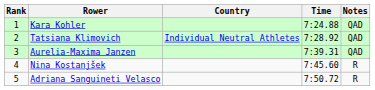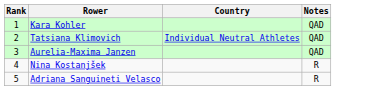- column: (321, 11)
